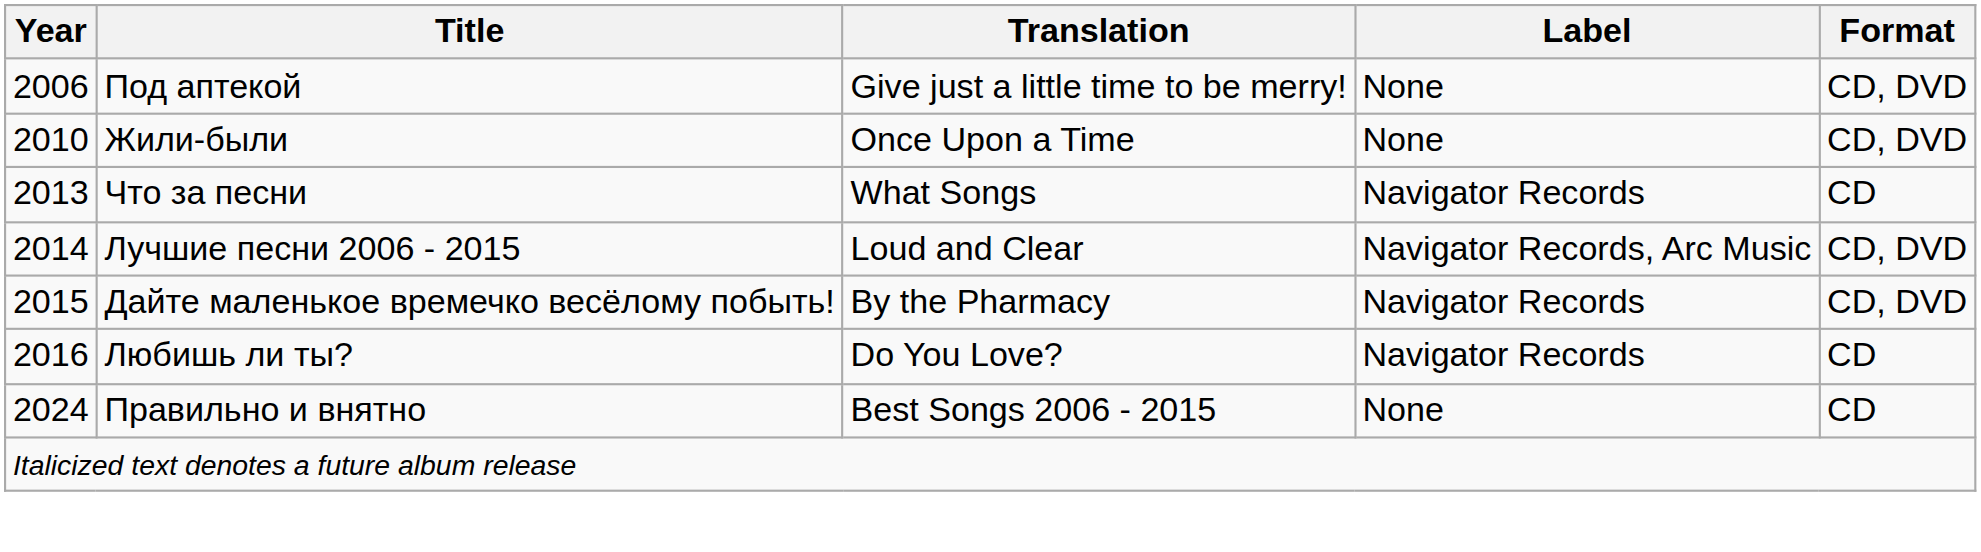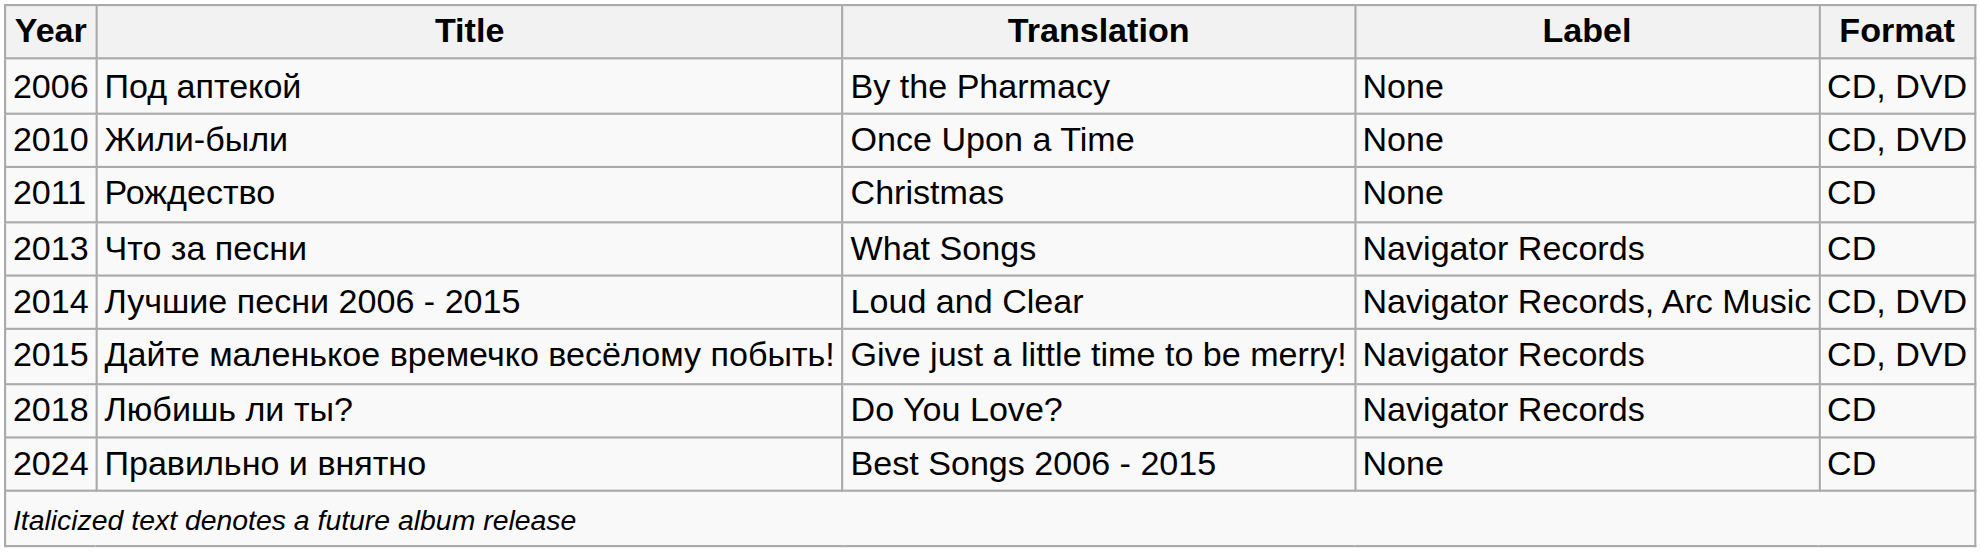(1099, 85) Give just a little time to be merry! -> (980, 85) By the Pharmacy
+ row: (190, 193)
(980, 301) By the Pharmacy -> (1099, 355) Give just a little time to be merry!
(51, 355) 2016 -> (51, 409) 2018
